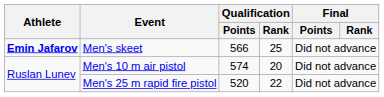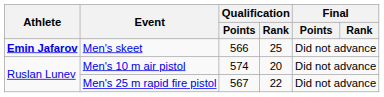(239, 84) 520 -> (239, 84) 567
